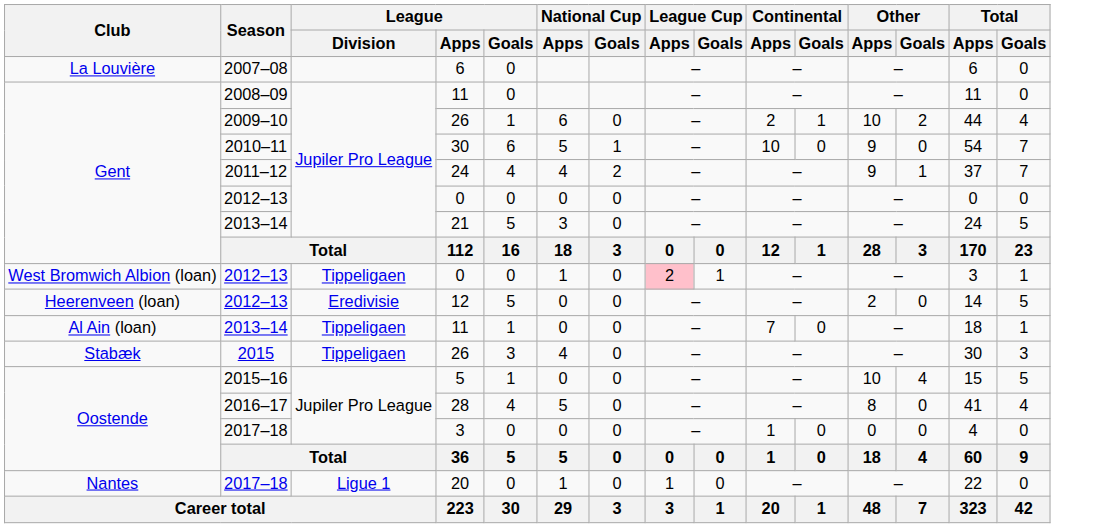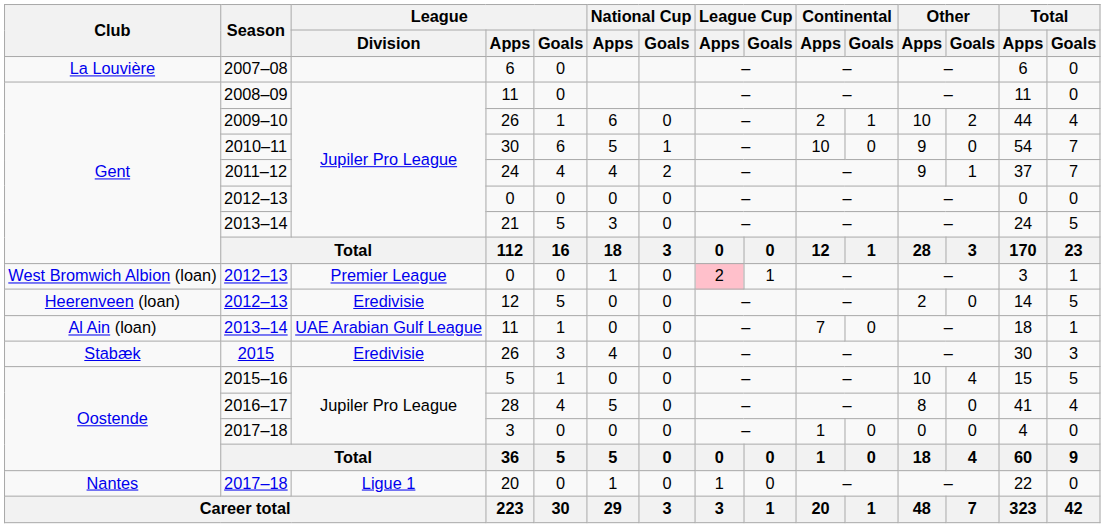(364, 276) Tippeligaen -> (389, 276) Premier League
(364, 328) Tippeligaen -> (389, 328) UAE Arabian Gulf League
(364, 353) Tippeligaen -> (389, 353) Eredivisie
